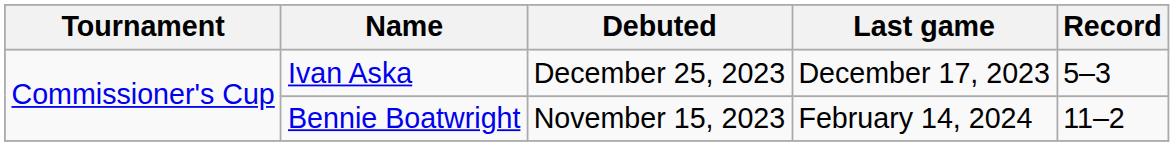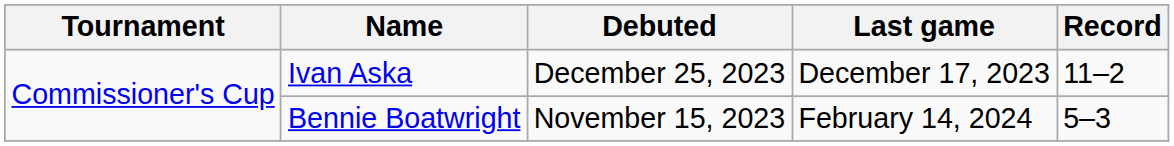(1087, 72) 5–3 -> (1094, 72) 11–2
(1094, 118) 11–2 -> (1087, 118) 5–3
